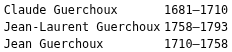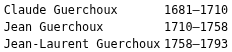rows swapped: (54, 44) <-> (82, 27)
